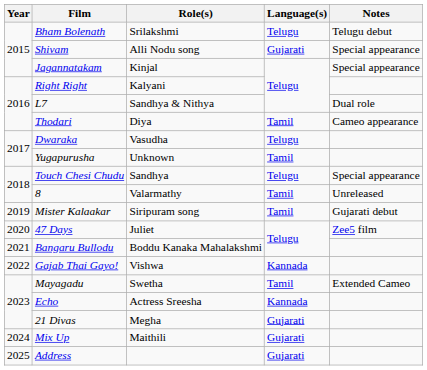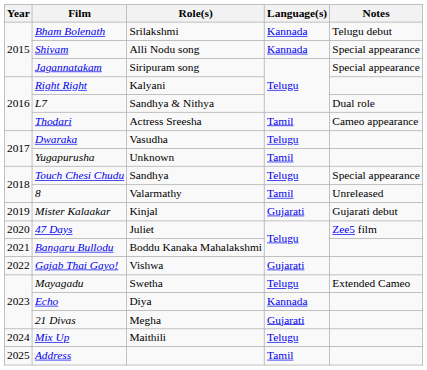(283, 31) Telugu -> (287, 31) Kannada
(286, 49) Gujarati -> (287, 49) Kannada
(144, 67) Kinjal -> (164, 67) Siripuram song
(140, 121) Diya -> (166, 121) Actress Sreesha
(164, 211) Siripuram song -> (144, 211) Kinjal
(280, 211) Tamil -> (286, 211) Gujarati
(287, 265) Kannada -> (286, 265) Gujarati
(280, 283) Tamil -> (283, 283) Telugu
(166, 301) Actress Sreesha -> (140, 301) Diya
(286, 337) Gujarati -> (283, 337) Telugu
(286, 355) Gujarati -> (280, 355) Tamil
